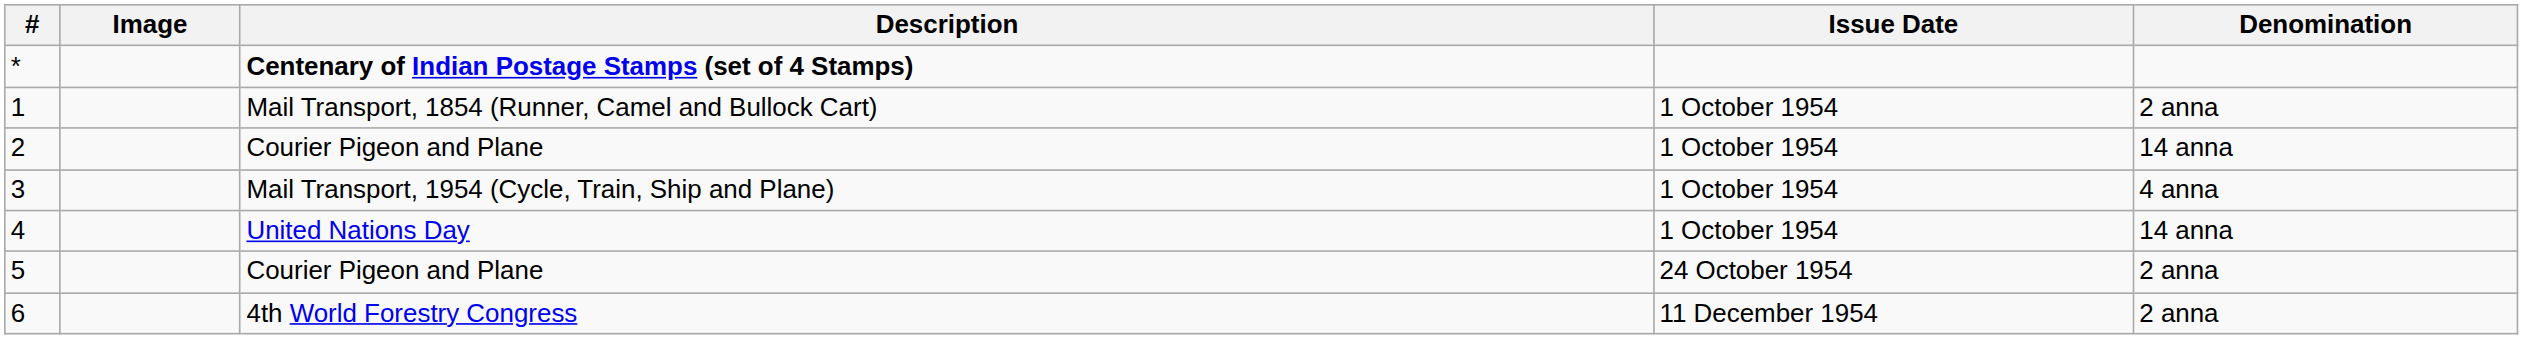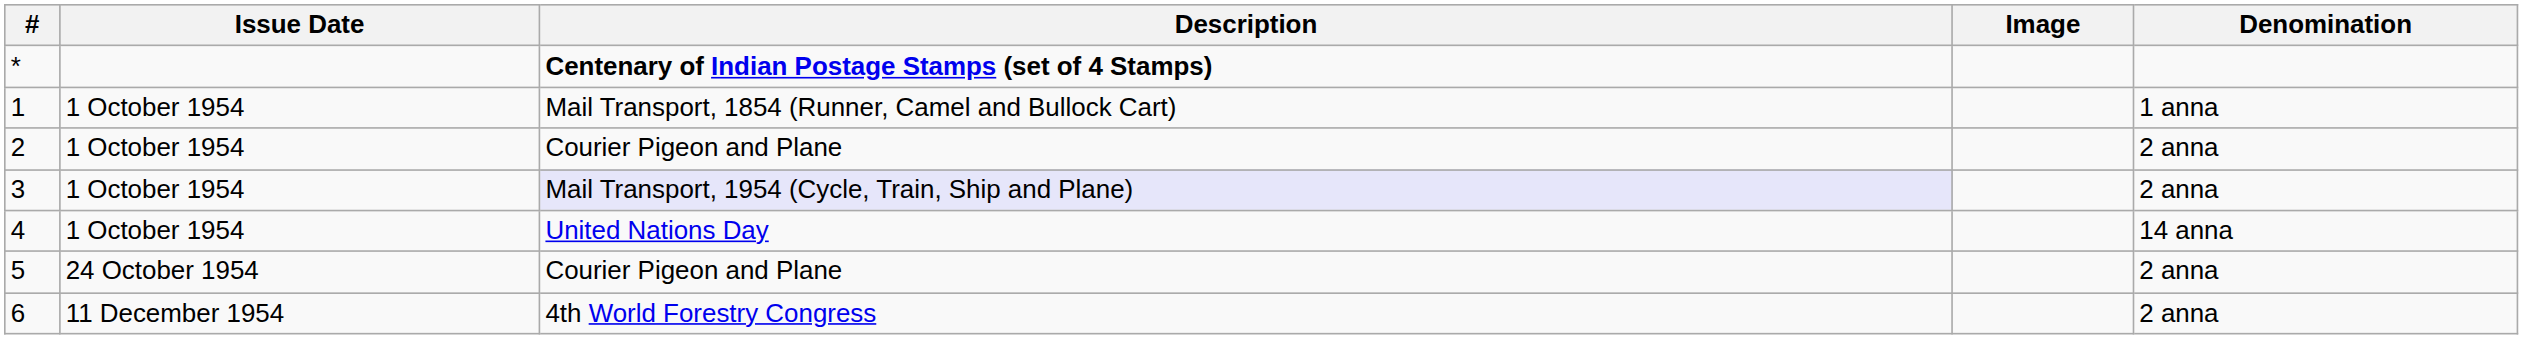columns swapped: (1893, 25) <-> (150, 25)
(2179, 107) 2 anna -> (2179, 107) 1 anna
(2186, 148) 14 anna -> (2179, 148) 2 anna
(540, 189) no background -> (839, 189) lavender background
(2179, 189) 4 anna -> (2179, 189) 2 anna
